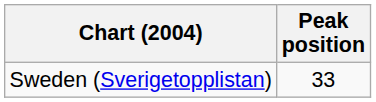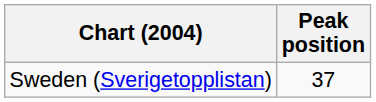(323, 79) 33 -> (323, 79) 37
